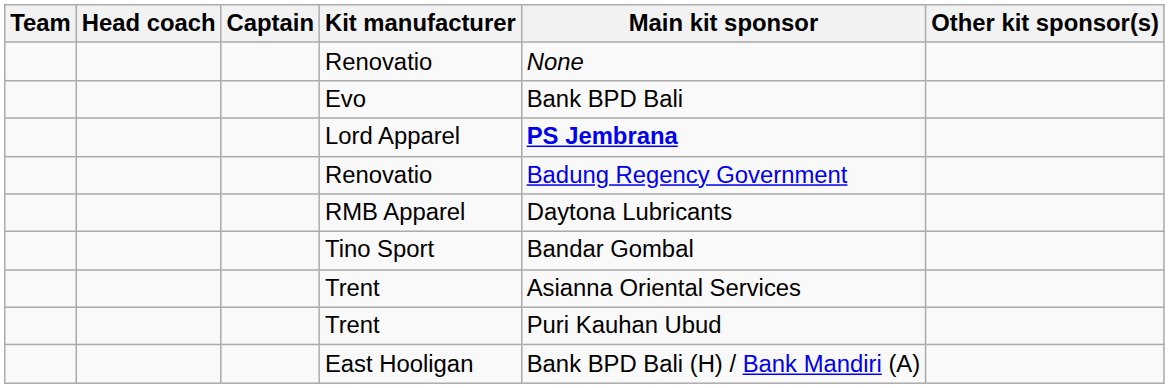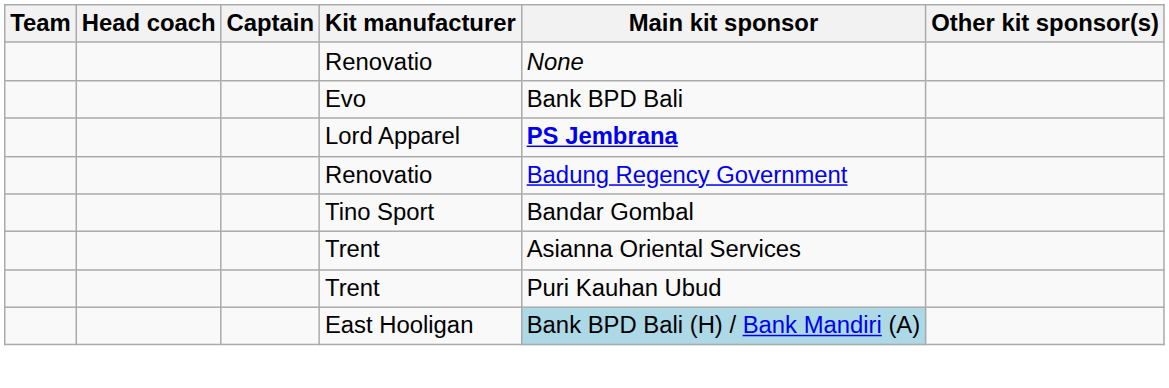- row: (40, 213)
(723, 363) no background -> (723, 325) lightblue background
